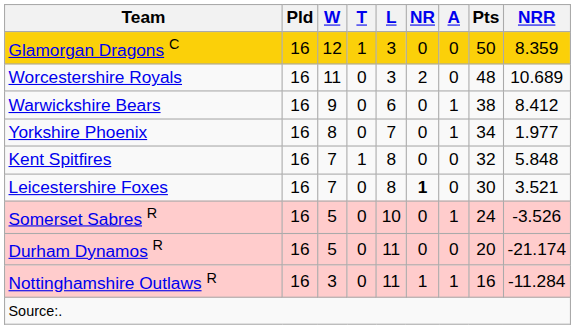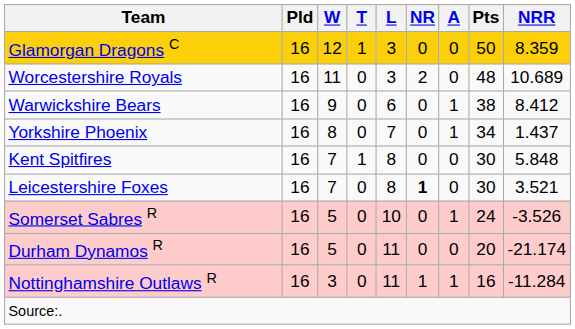(537, 132) 1.977 -> (537, 132) 1.437
(486, 159) 32 -> (486, 159) 30
